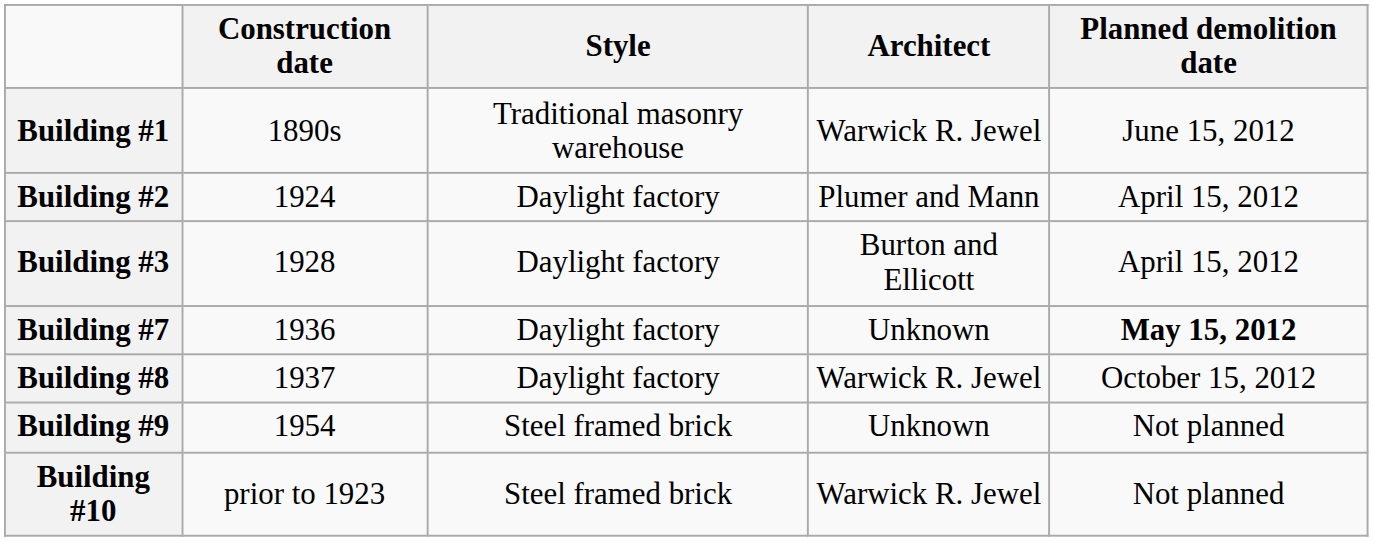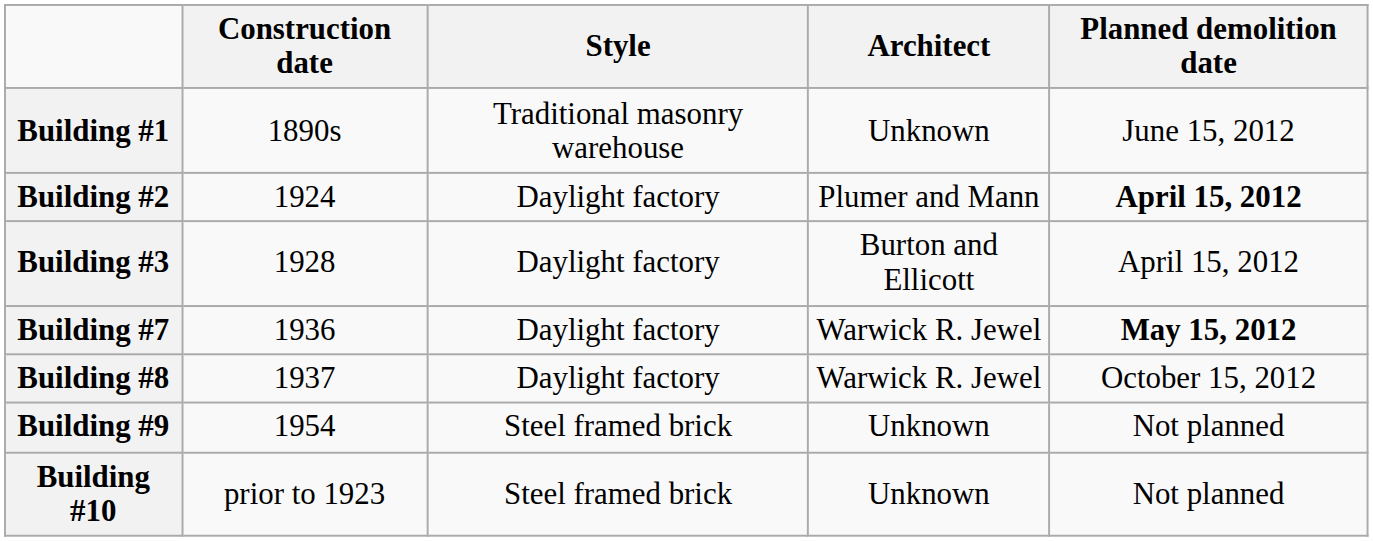(929, 130) Warwick R. Jewel -> (929, 130) Unknown
(1209, 196) normal -> (1209, 196) bold
(929, 329) Unknown -> (929, 329) Warwick R. Jewel
(929, 493) Warwick R. Jewel -> (929, 493) Unknown
